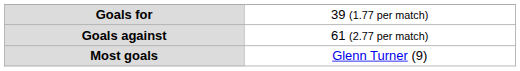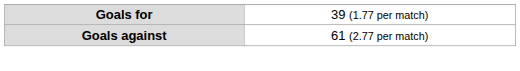- row: (124, 55)
